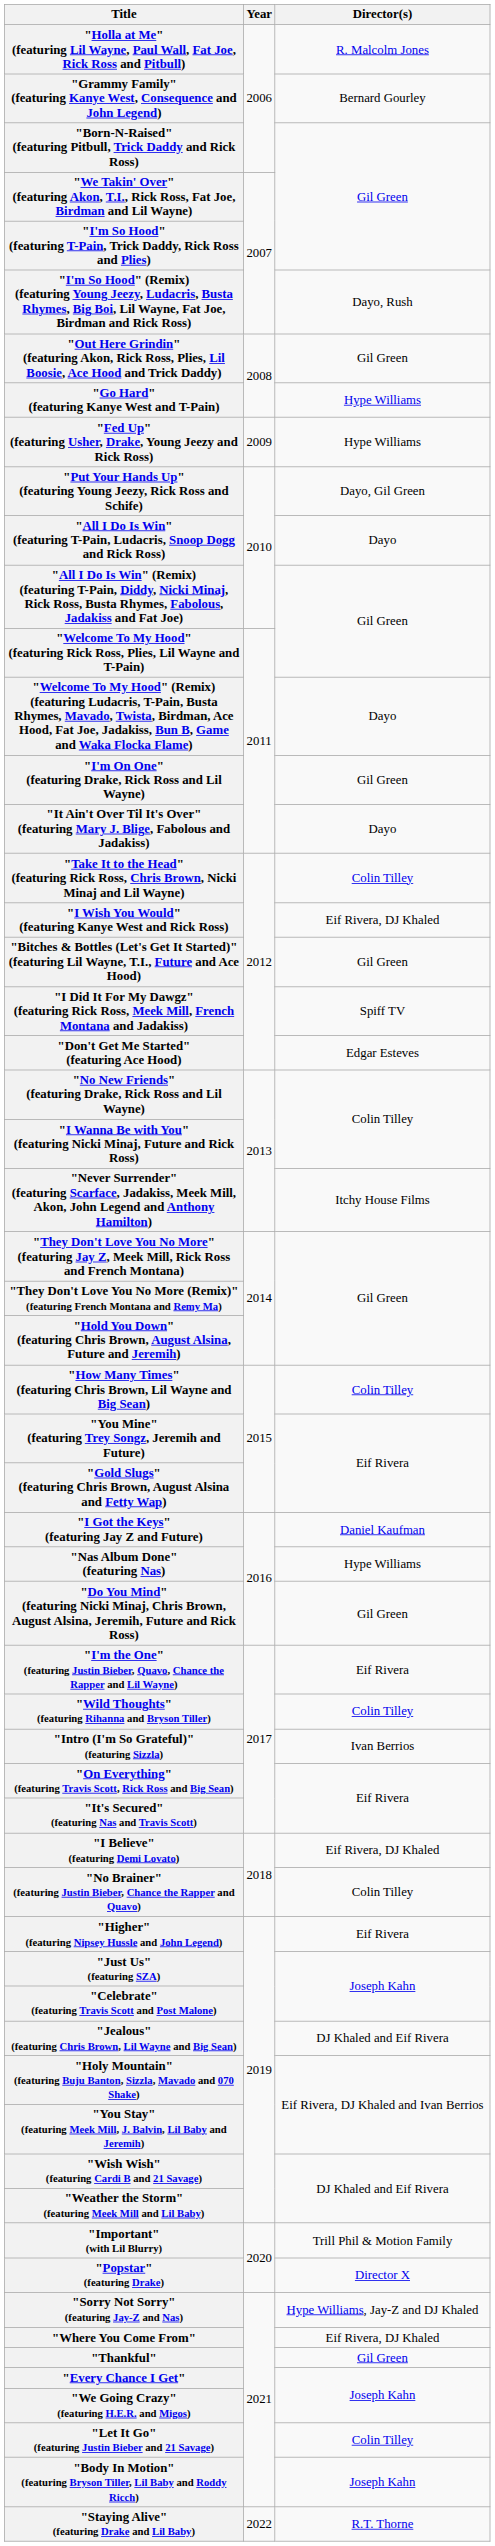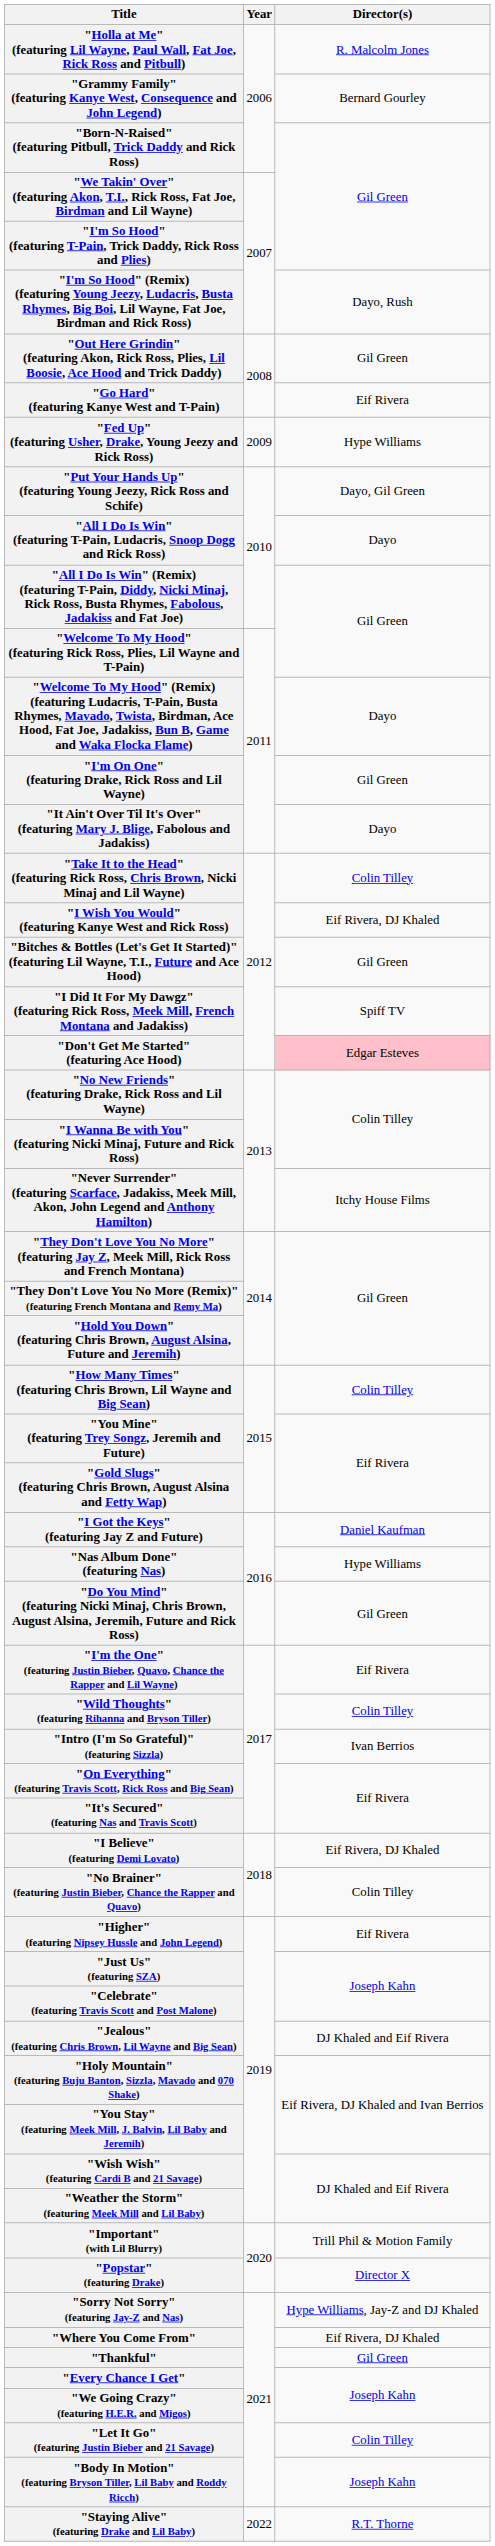(382, 400) Hype Williams -> (382, 400) Eif Rivera
(382, 1052) no background -> (382, 1052) pink background
